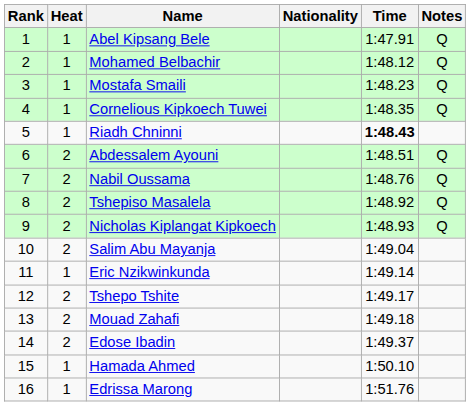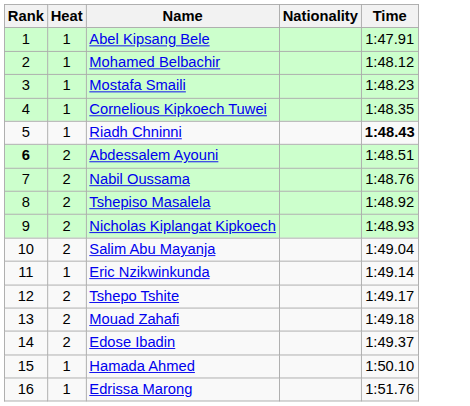- column: (442, 16)
(26, 156) normal -> (26, 156) bold
